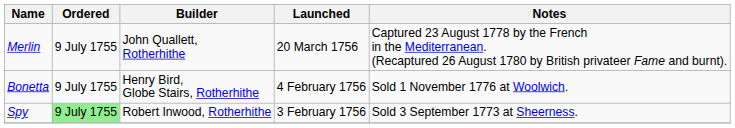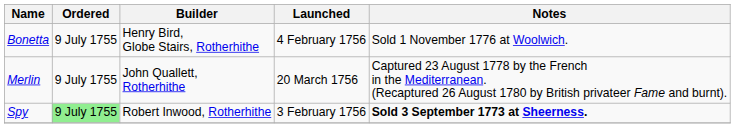rows swapped: (28, 86) <-> (24, 47)
(475, 113) normal -> (479, 113) bold
